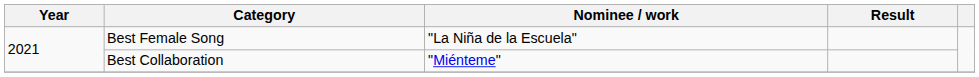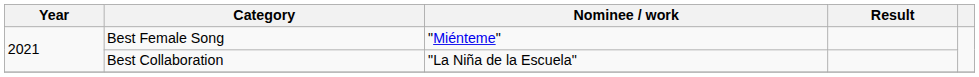(502, 38) "La Niña de la Escuela" -> (464, 38) "Miénteme"
(464, 60) "Miénteme" -> (502, 60) "La Niña de la Escuela"
